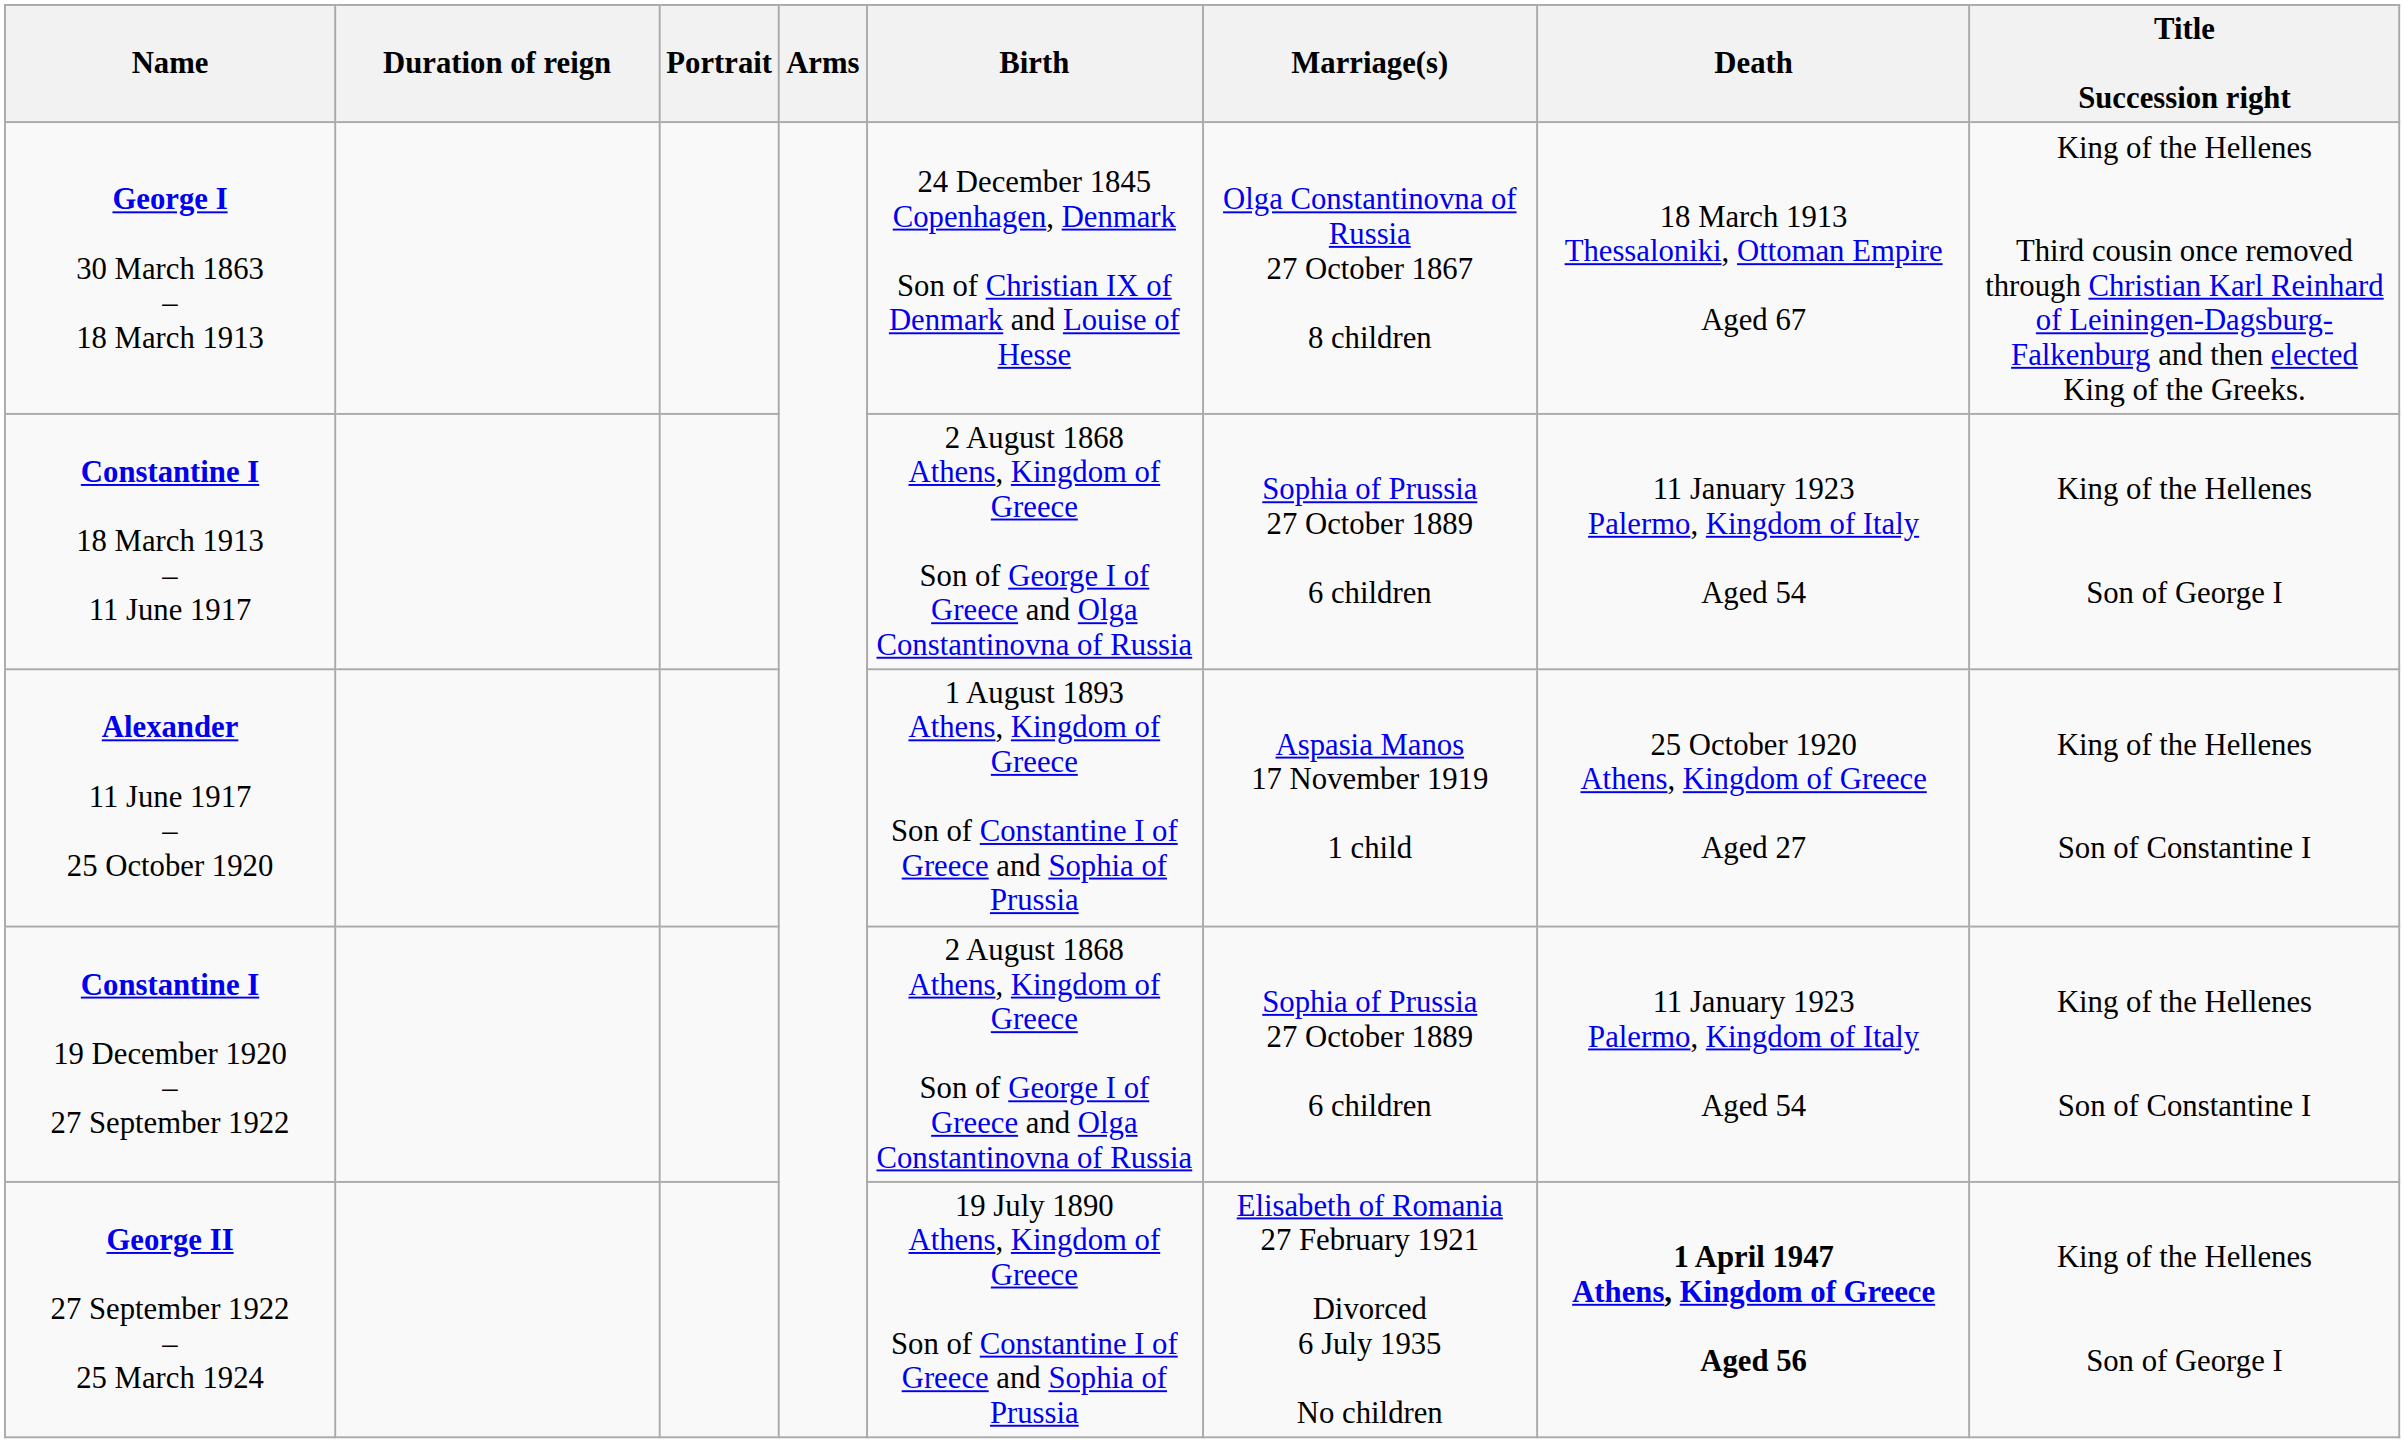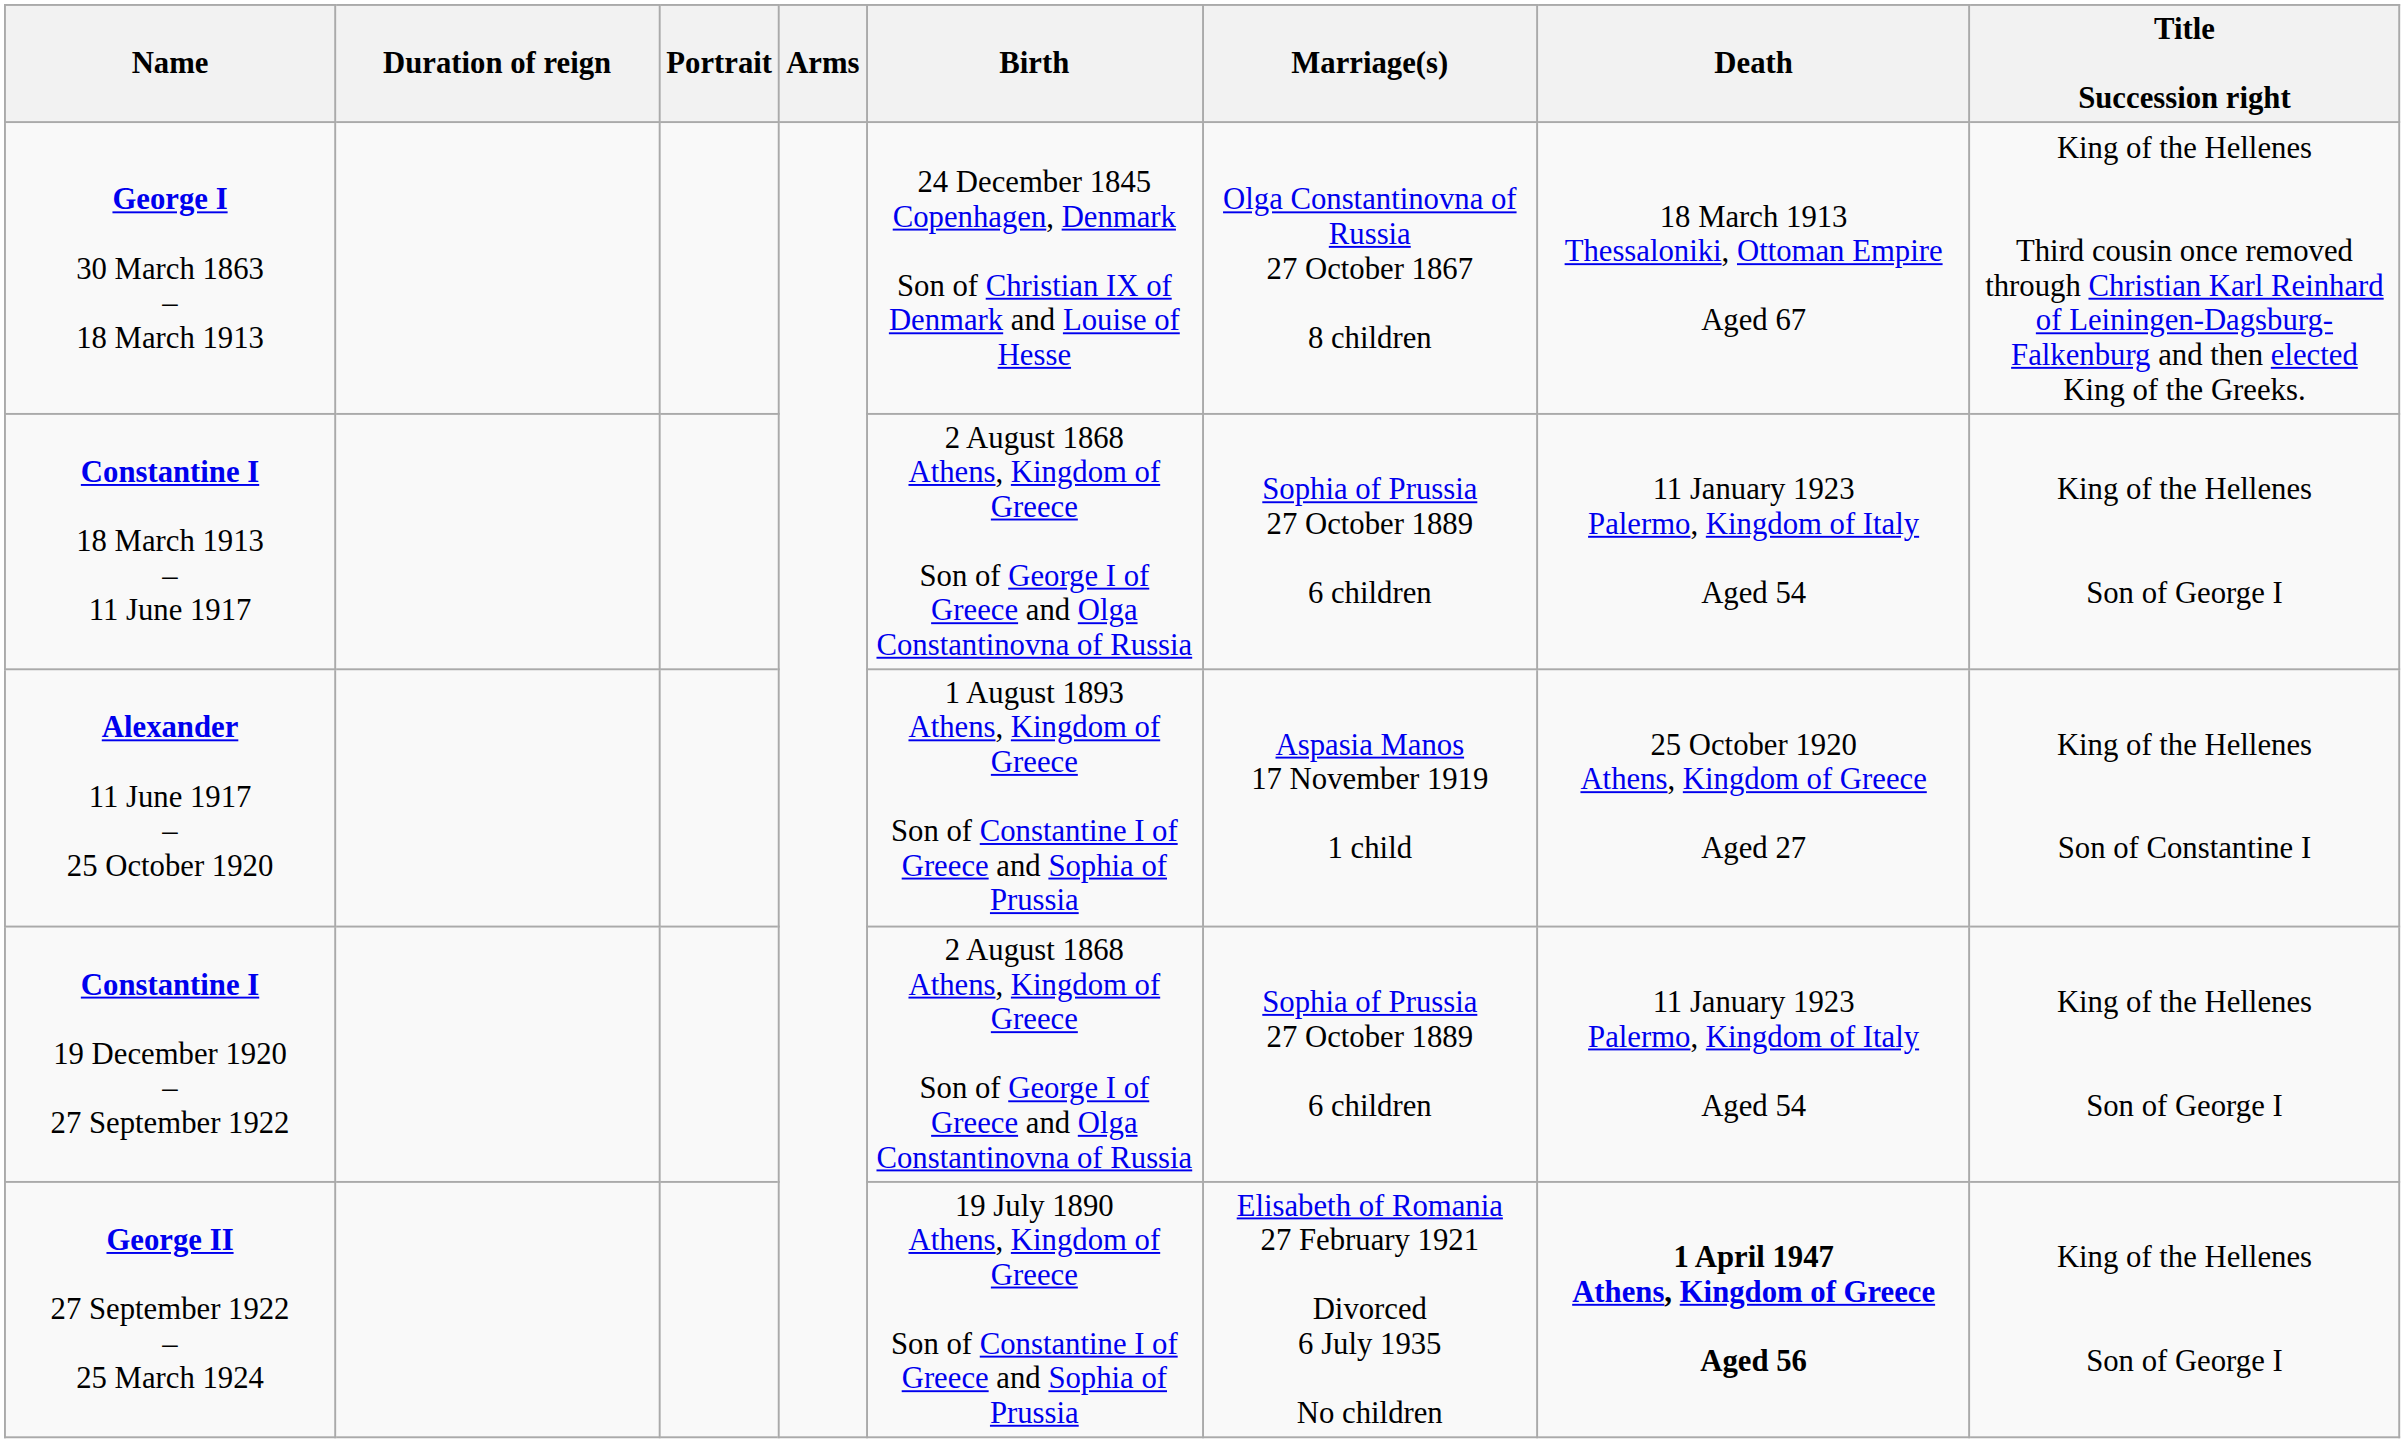(2184, 1053) King of the Hellenes Son of Constantine I -> (2184, 1053) King of the Hellenes Son of George I
